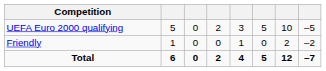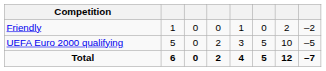rows swapped: (24, 43) <-> (65, 27)
